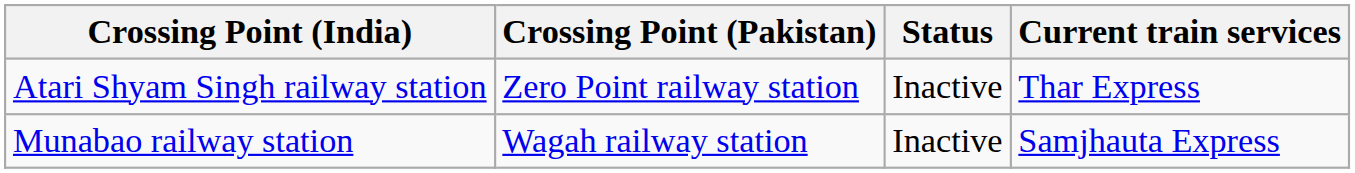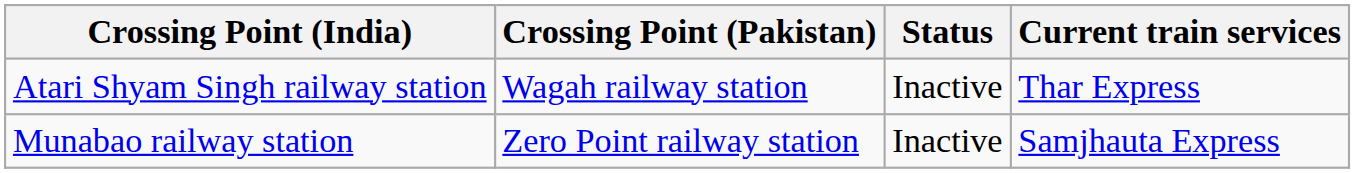(681, 85) Zero Point railway station -> (655, 85) Wagah railway station
(655, 140) Wagah railway station -> (681, 140) Zero Point railway station
